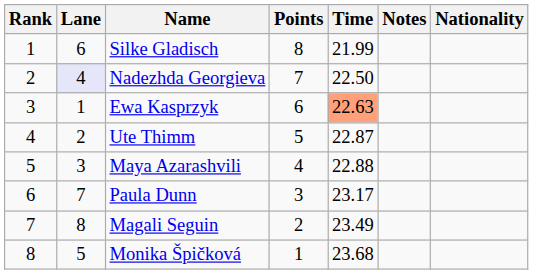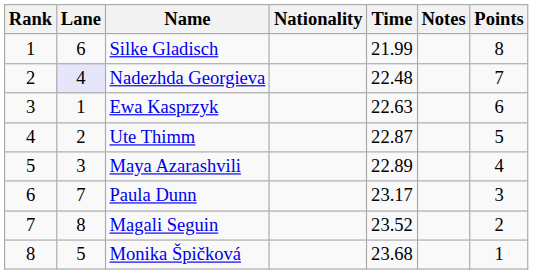columns swapped: (479, 19) <-> (299, 19)
(353, 78) 22.50 -> (392, 78) 22.48
(353, 107) lightsalmon background -> (392, 107) no background
(353, 166) 22.88 -> (392, 166) 22.89
(353, 225) 23.49 -> (392, 225) 23.52
